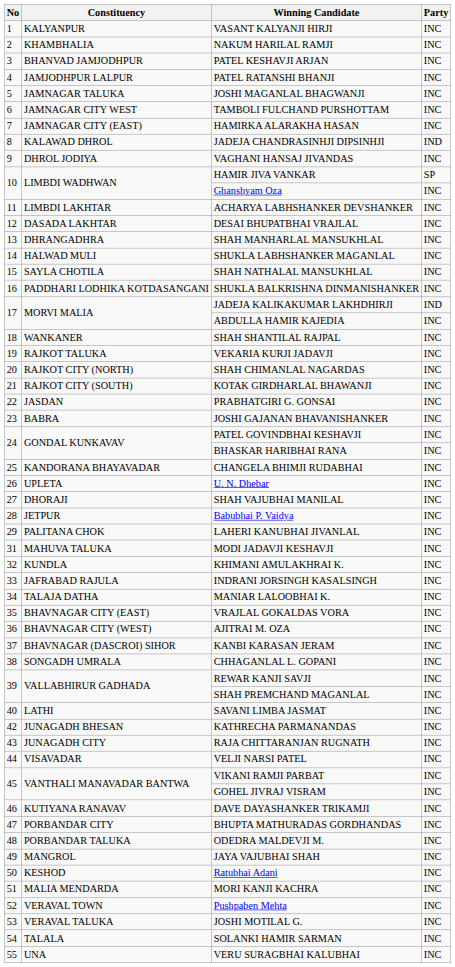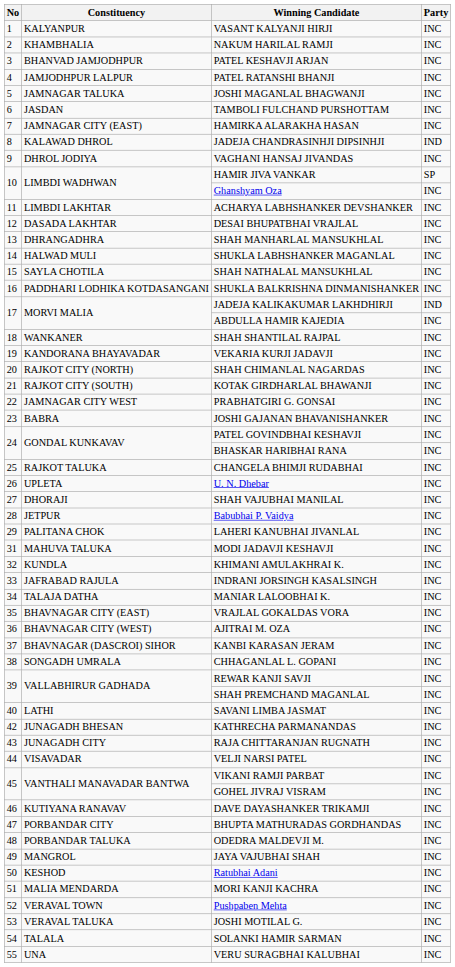(81, 110) JAMNAGAR CITY WEST -> (44, 110) JASDAN
(65, 353) RAJKOT TALUKA -> (92, 353) KANDORANA BHAYAVADAR
(44, 402) JASDAN -> (81, 402) JAMNAGAR CITY WEST
(92, 467) KANDORANA BHAYAVADAR -> (65, 467) RAJKOT TALUKA
